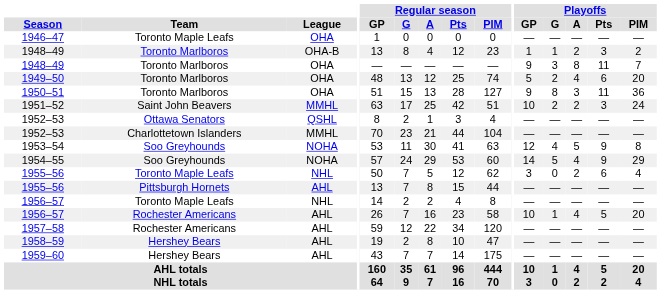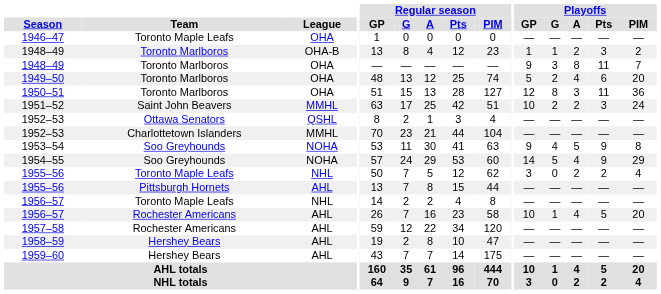(529, 92) 9 -> (529, 92) 12
(529, 146) 12 -> (529, 146) 9
(604, 174) 6 -> (604, 174) 2
